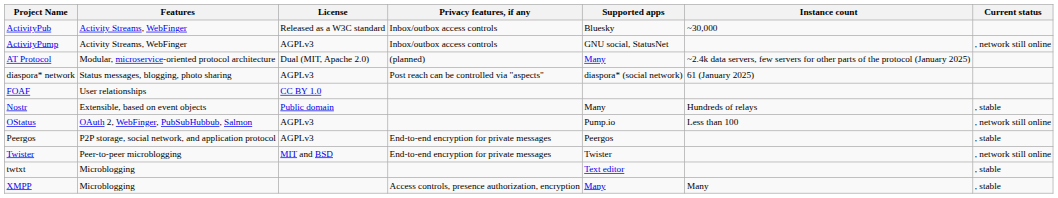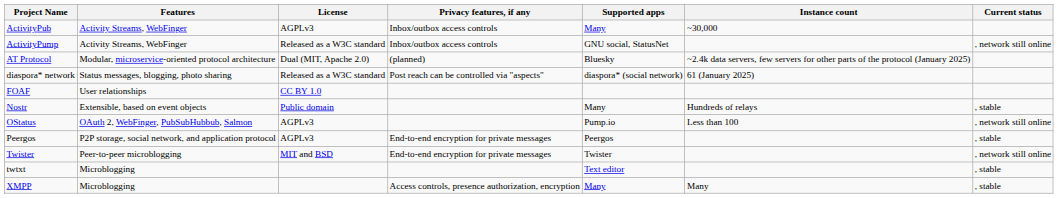(333, 28) Released as a W3C standard -> (297, 28) AGPLv3
(599, 28) Bluesky -> (595, 28) Many
(297, 43) AGPLv3 -> (333, 43) Released as a W3C standard
(595, 59) Many -> (599, 59) Bluesky
(297, 75) AGPLv3 -> (333, 75) Released as a W3C standard
